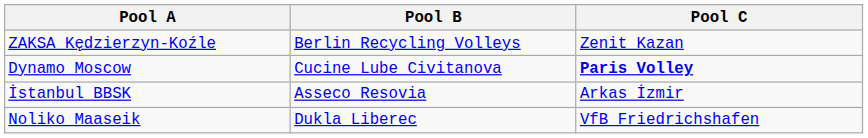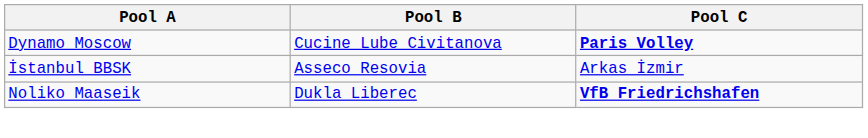- row: (112, 43)
(670, 120) normal -> (670, 94) bold
